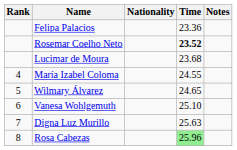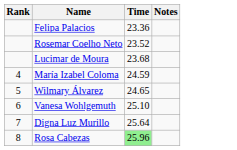- column: (151, 12)
(190, 43) bold -> (138, 43) normal
(190, 75) 24.55 -> (138, 75) 24.59
(190, 122) 25.63 -> (138, 122) 25.64
